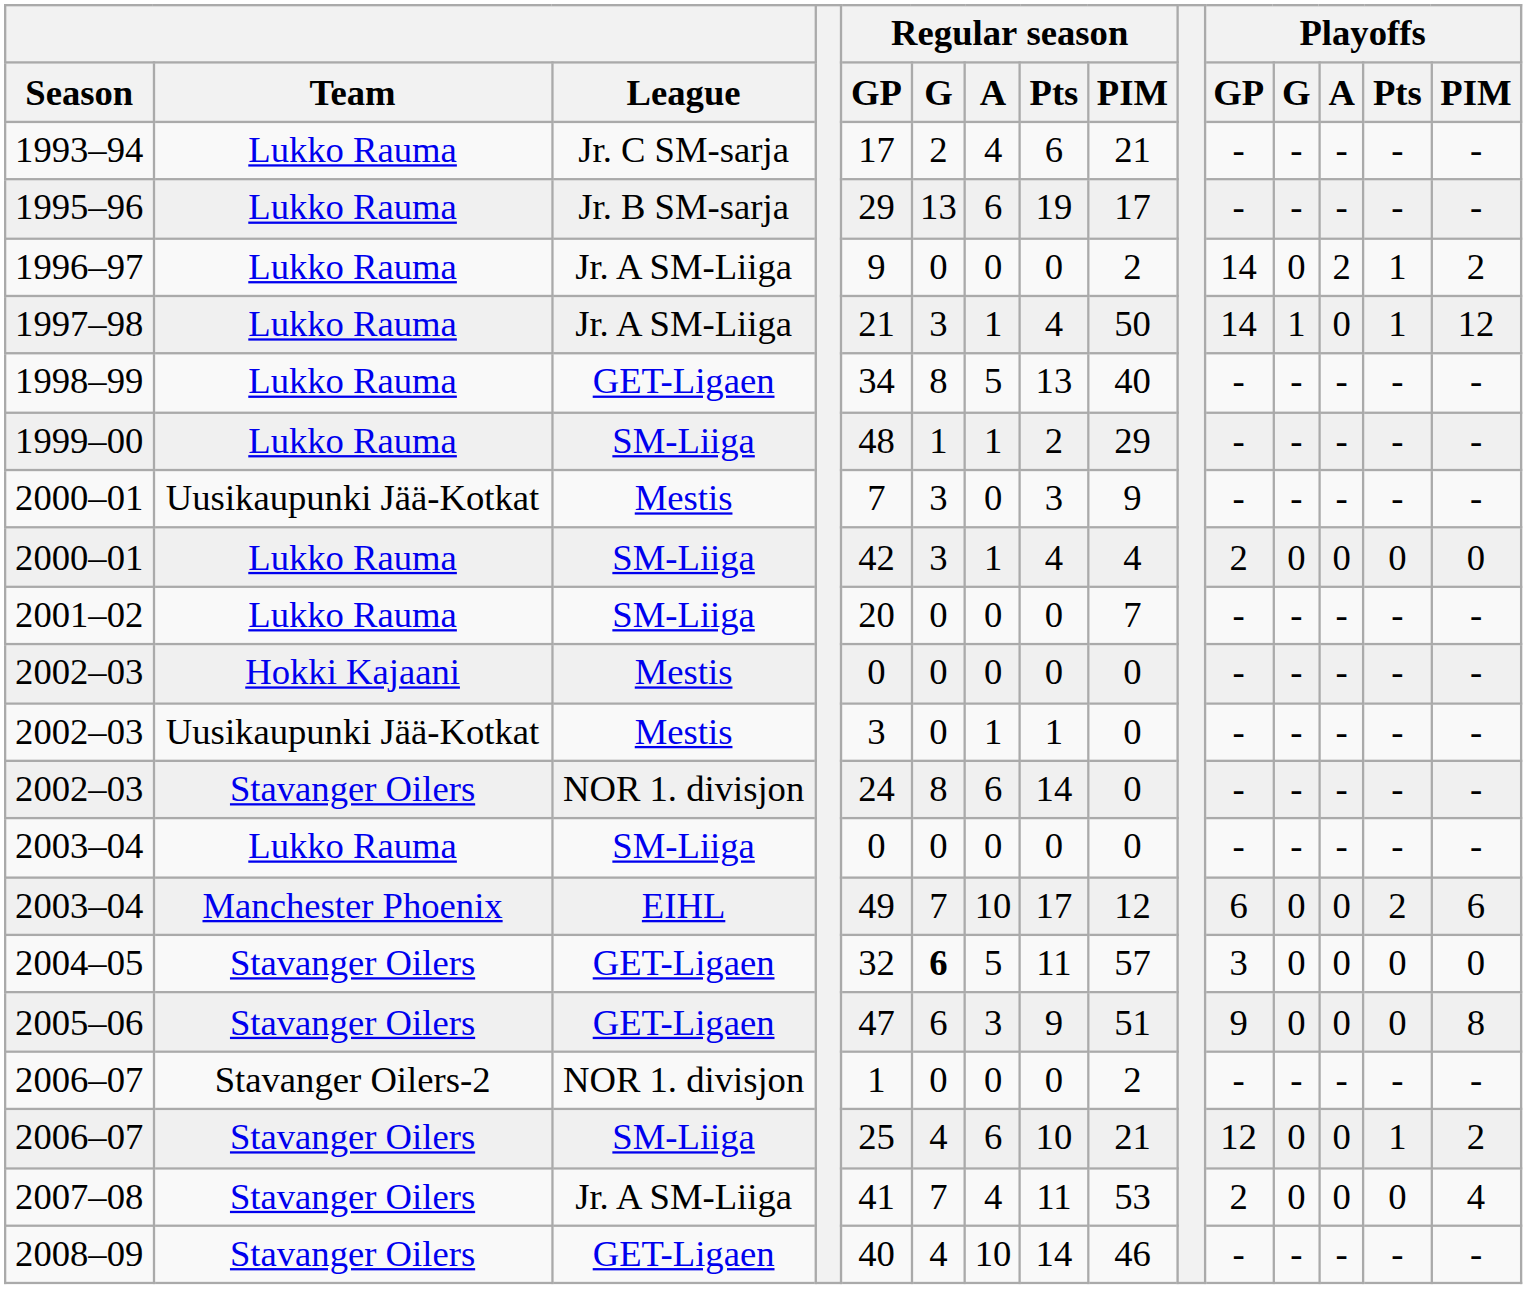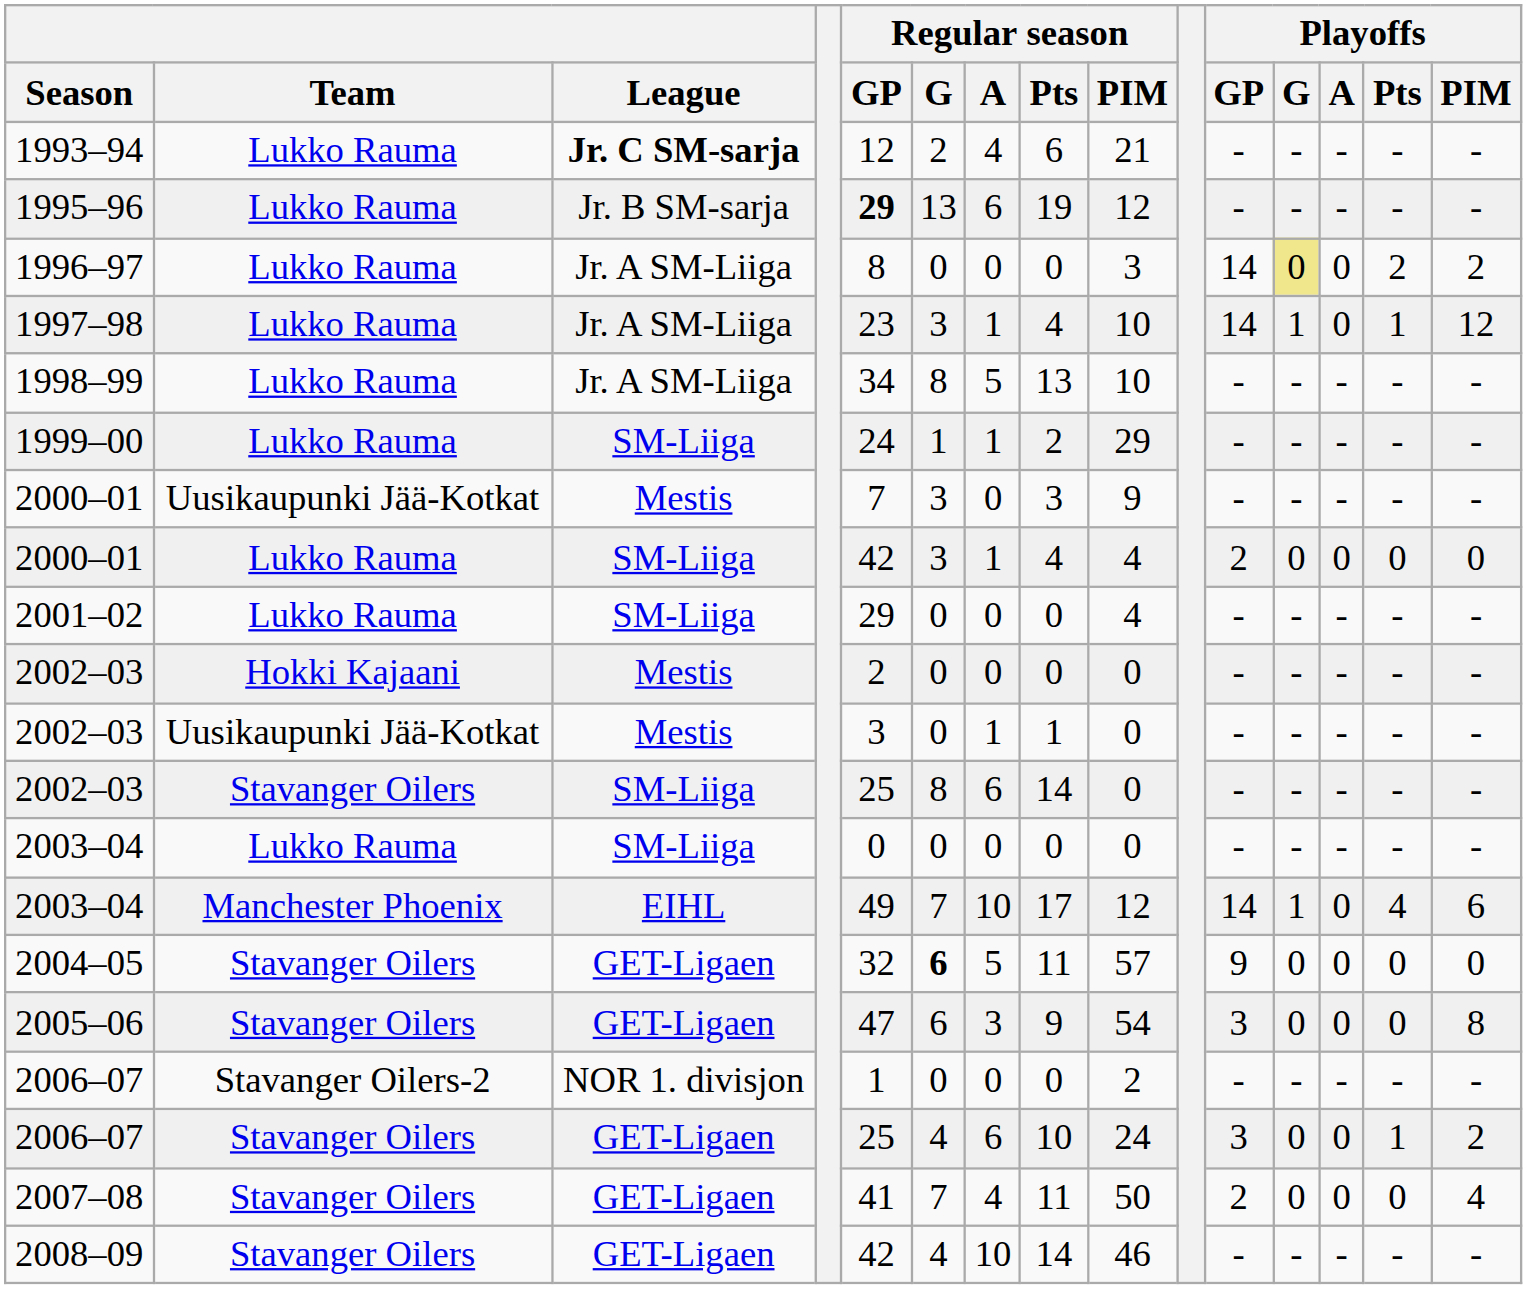(684, 149) normal -> (684, 149) bold
(877, 149) 17 -> (877, 149) 12
(877, 207) normal -> (877, 207) bold
(1132, 207) 17 -> (1132, 207) 12
(877, 265) 9 -> (877, 265) 8
(1132, 265) 2 -> (1132, 265) 3
(1296, 265) no background -> (1296, 265) khaki background
(1342, 265) 2 -> (1342, 265) 0
(1397, 265) 1 -> (1397, 265) 2
(877, 324) 21 -> (877, 324) 23
(1132, 324) 50 -> (1132, 324) 10
(684, 382) GET-Ligaen -> (684, 382) Jr. A SM-Liiga
(1132, 382) 40 -> (1132, 382) 10
(877, 440) 48 -> (877, 440) 24
(877, 614) 20 -> (877, 614) 29
(1132, 614) 7 -> (1132, 614) 4
(877, 672) 0 -> (877, 672) 2
(684, 788) NOR 1. divisjon -> (684, 788) SM-Liiga
(877, 788) 24 -> (877, 788) 25
(1239, 905) 6 -> (1239, 905) 14
(1296, 905) 0 -> (1296, 905) 1
(1397, 905) 2 -> (1397, 905) 4
(1239, 963) 3 -> (1239, 963) 9
(1132, 1021) 51 -> (1132, 1021) 54
(1239, 1021) 9 -> (1239, 1021) 3
(684, 1137) SM-Liiga -> (684, 1137) GET-Ligaen
(1132, 1137) 21 -> (1132, 1137) 24
(1239, 1137) 12 -> (1239, 1137) 3
(684, 1195) Jr. A SM-Liiga -> (684, 1195) GET-Ligaen
(1132, 1195) 53 -> (1132, 1195) 50
(877, 1253) 40 -> (877, 1253) 42
